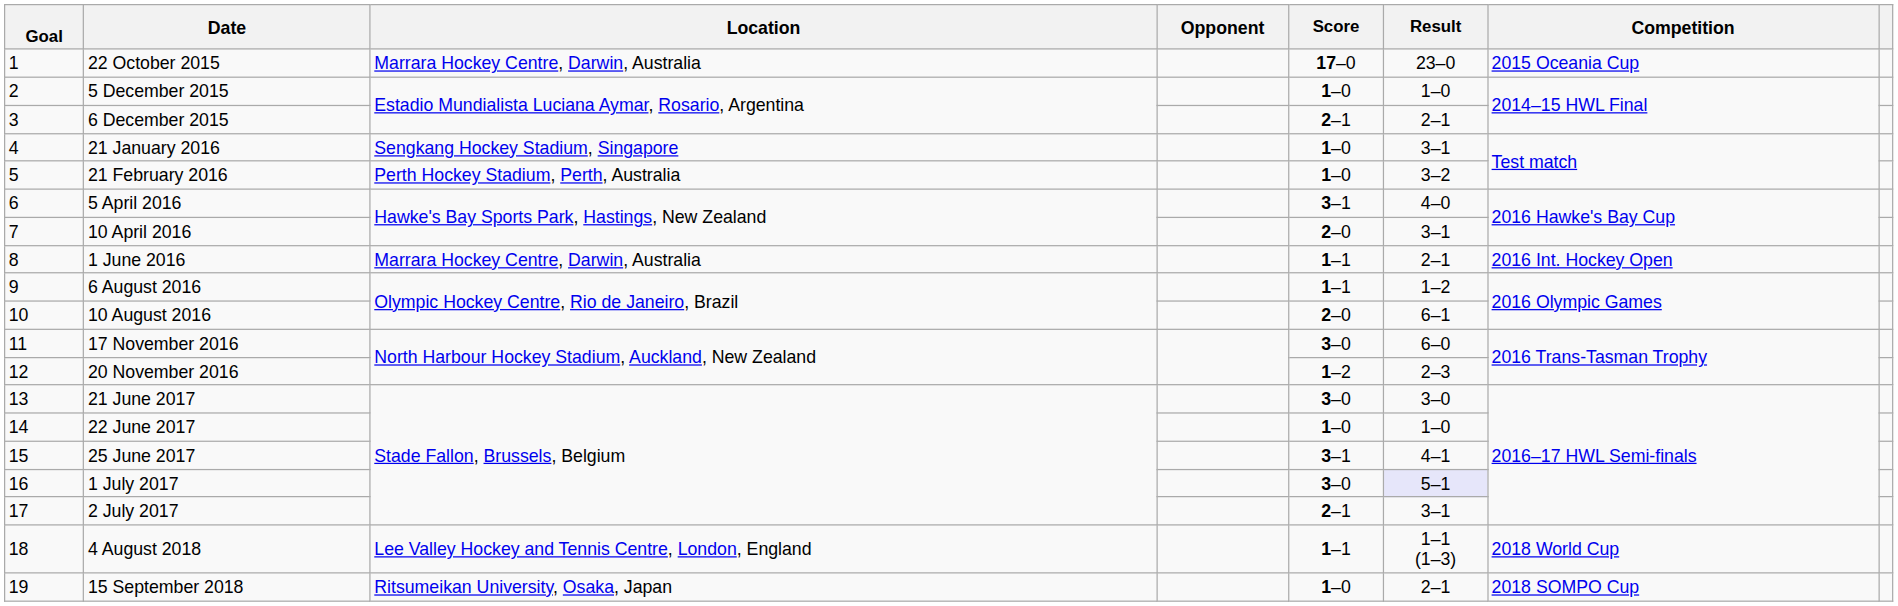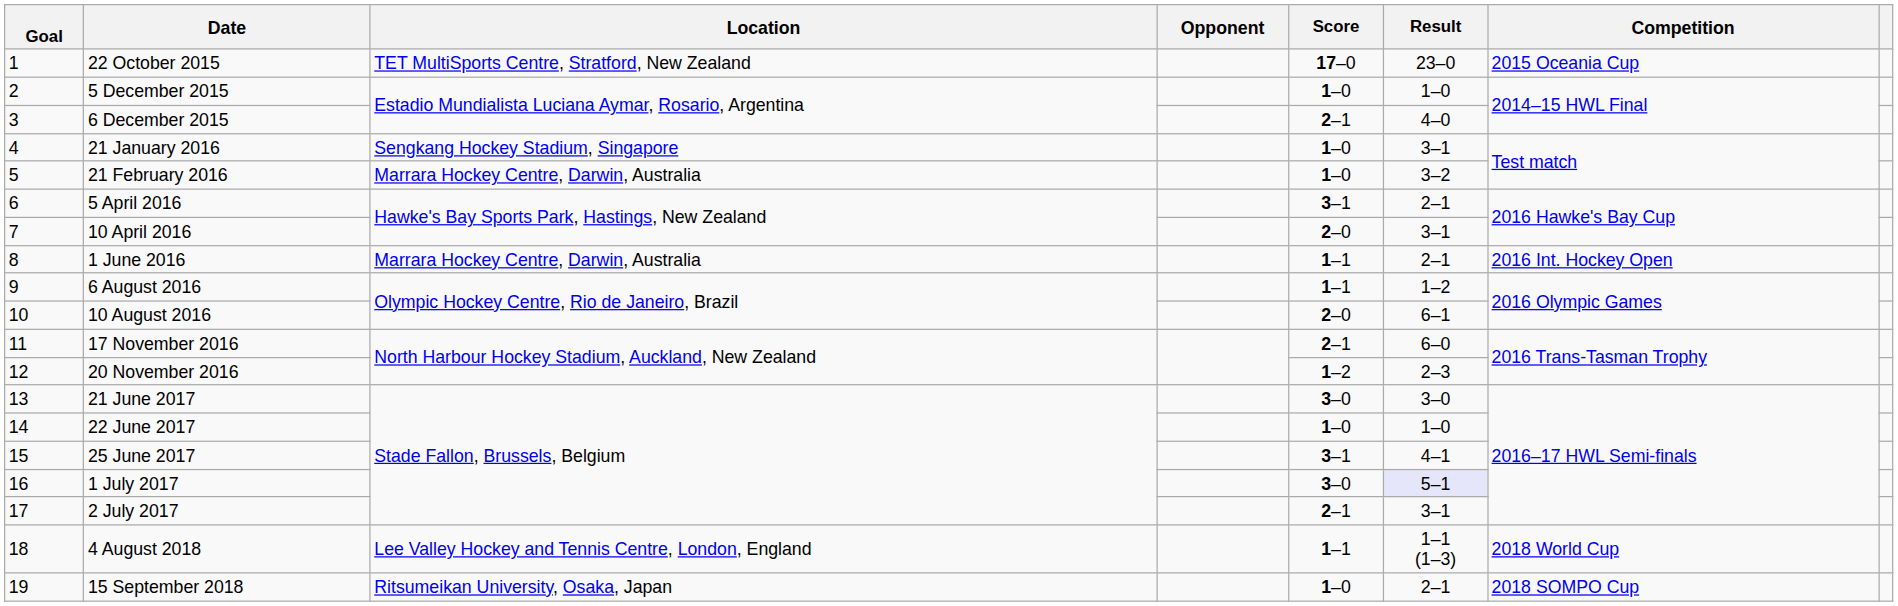(538, 64) Marrara Hockey Centre, Darwin, Australia -> (563, 64) TET MultiSports Centre, Stratford, New Zealand
(1436, 120) 2–1 -> (1436, 120) 4–0
(527, 176) Perth Hockey Stadium, Perth, Australia -> (538, 176) Marrara Hockey Centre, Darwin, Australia
(1436, 204) 4–0 -> (1436, 204) 2–1
(1336, 344) 3–0 -> (1336, 344) 2–1
